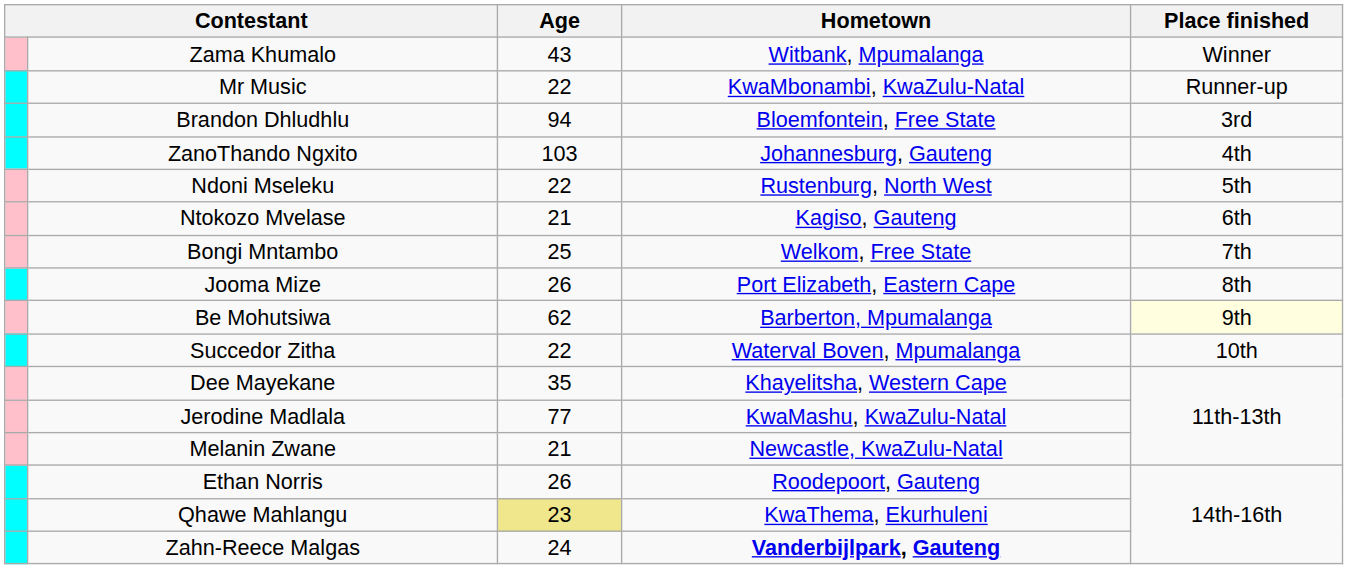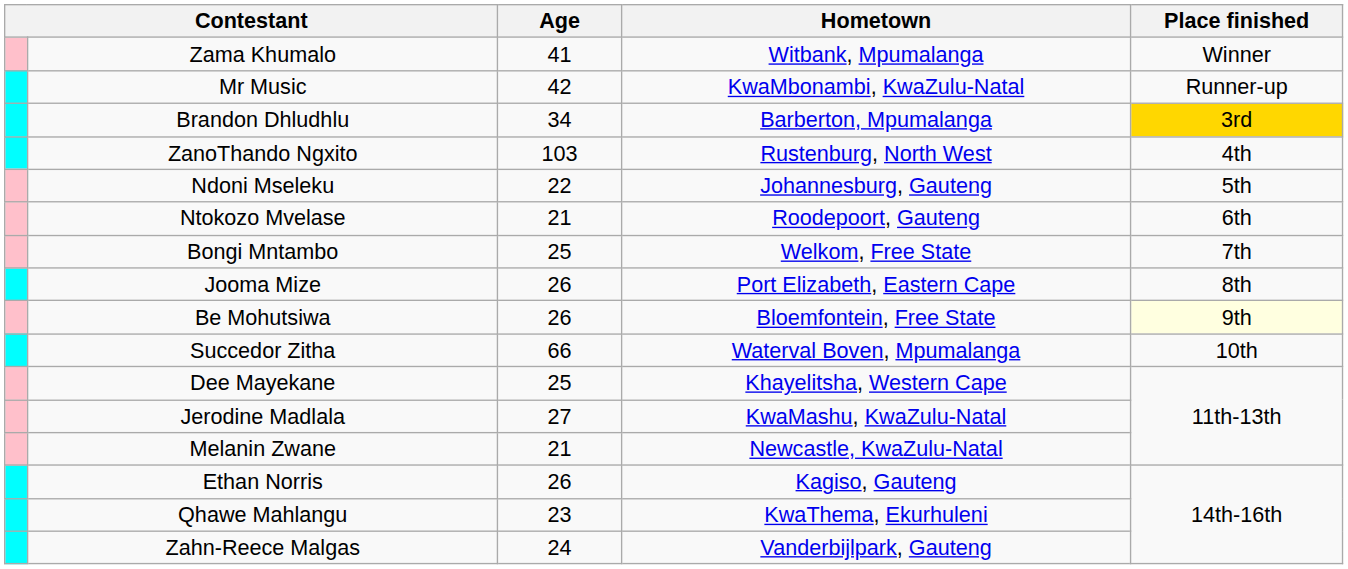(560, 54) 43 -> (560, 54) 41
(560, 87) 22 -> (560, 87) 42
(560, 120) 94 -> (560, 120) 34
(876, 120) Bloemfontein, Free State -> (876, 120) Barberton, Mpumalanga
(1237, 120) no background -> (1237, 120) gold background
(876, 153) Johannesburg, Gauteng -> (876, 153) Rustenburg, North West
(876, 186) Rustenburg, North West -> (876, 186) Johannesburg, Gauteng
(876, 219) Kagiso, Gauteng -> (876, 219) Roodepoort, Gauteng
(560, 317) 62 -> (560, 317) 26
(876, 317) Barberton, Mpumalanga -> (876, 317) Bloemfontein, Free State
(560, 350) 22 -> (560, 350) 66
(560, 383) 35 -> (560, 383) 25
(560, 416) 77 -> (560, 416) 27
(876, 482) Roodepoort, Gauteng -> (876, 482) Kagiso, Gauteng
(560, 515) khaki background -> (560, 515) no background
(876, 548) bold -> (876, 548) normal
